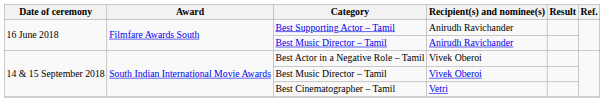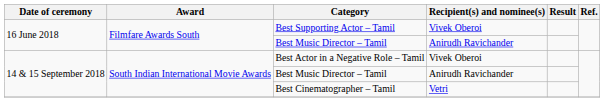(471, 27) Anirudh Ravichander -> (455, 27) Vivek Oberoi
(455, 74) Vivek Oberoi -> (471, 74) Anirudh Ravichander
